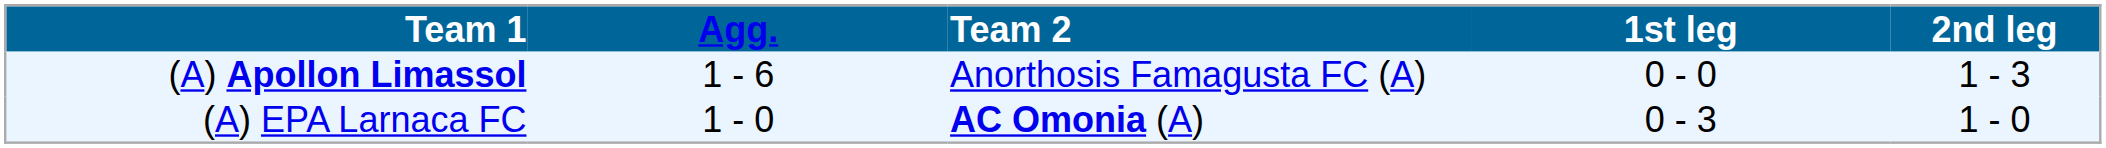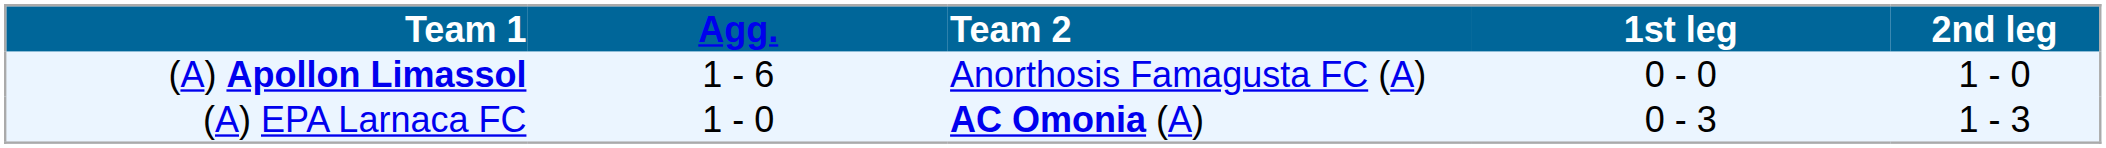(1994, 74) 1 - 3 -> (1994, 74) 1 - 0
(1994, 119) 1 - 0 -> (1994, 119) 1 - 3
